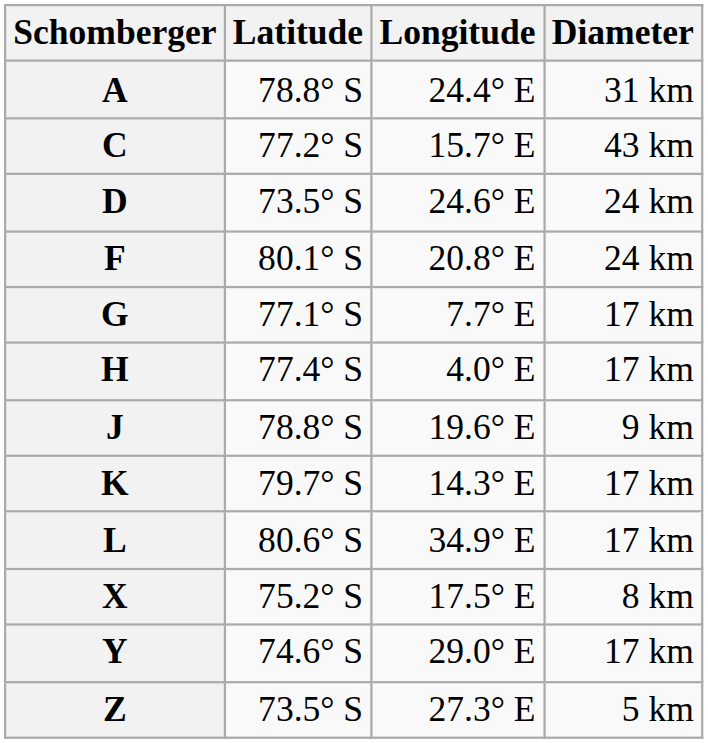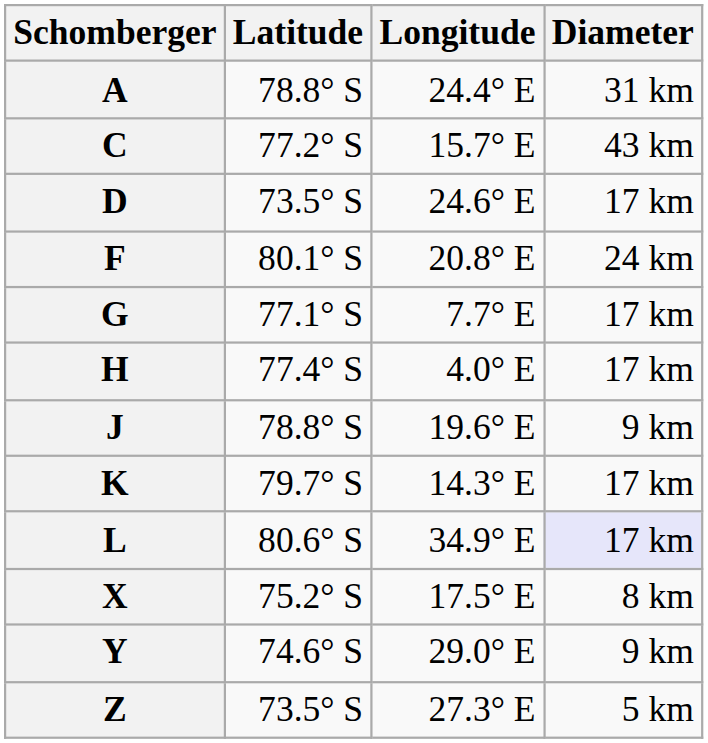(649, 201) 24 km -> (649, 201) 17 km
(649, 539) no background -> (649, 539) lavender background
(649, 652) 17 km -> (658, 652) 9 km
